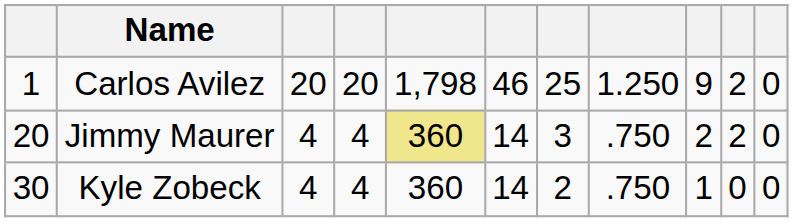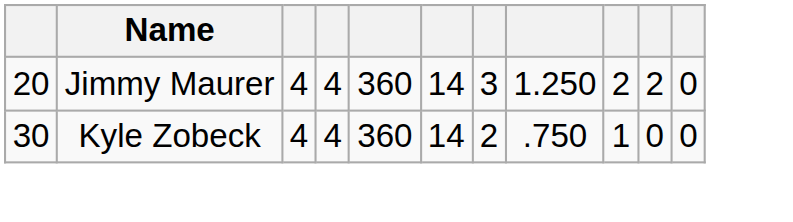- row: (170, 83)
(435, 135) khaki background -> (385, 83) no background
(638, 135) .750 -> (555, 83) 1.250
